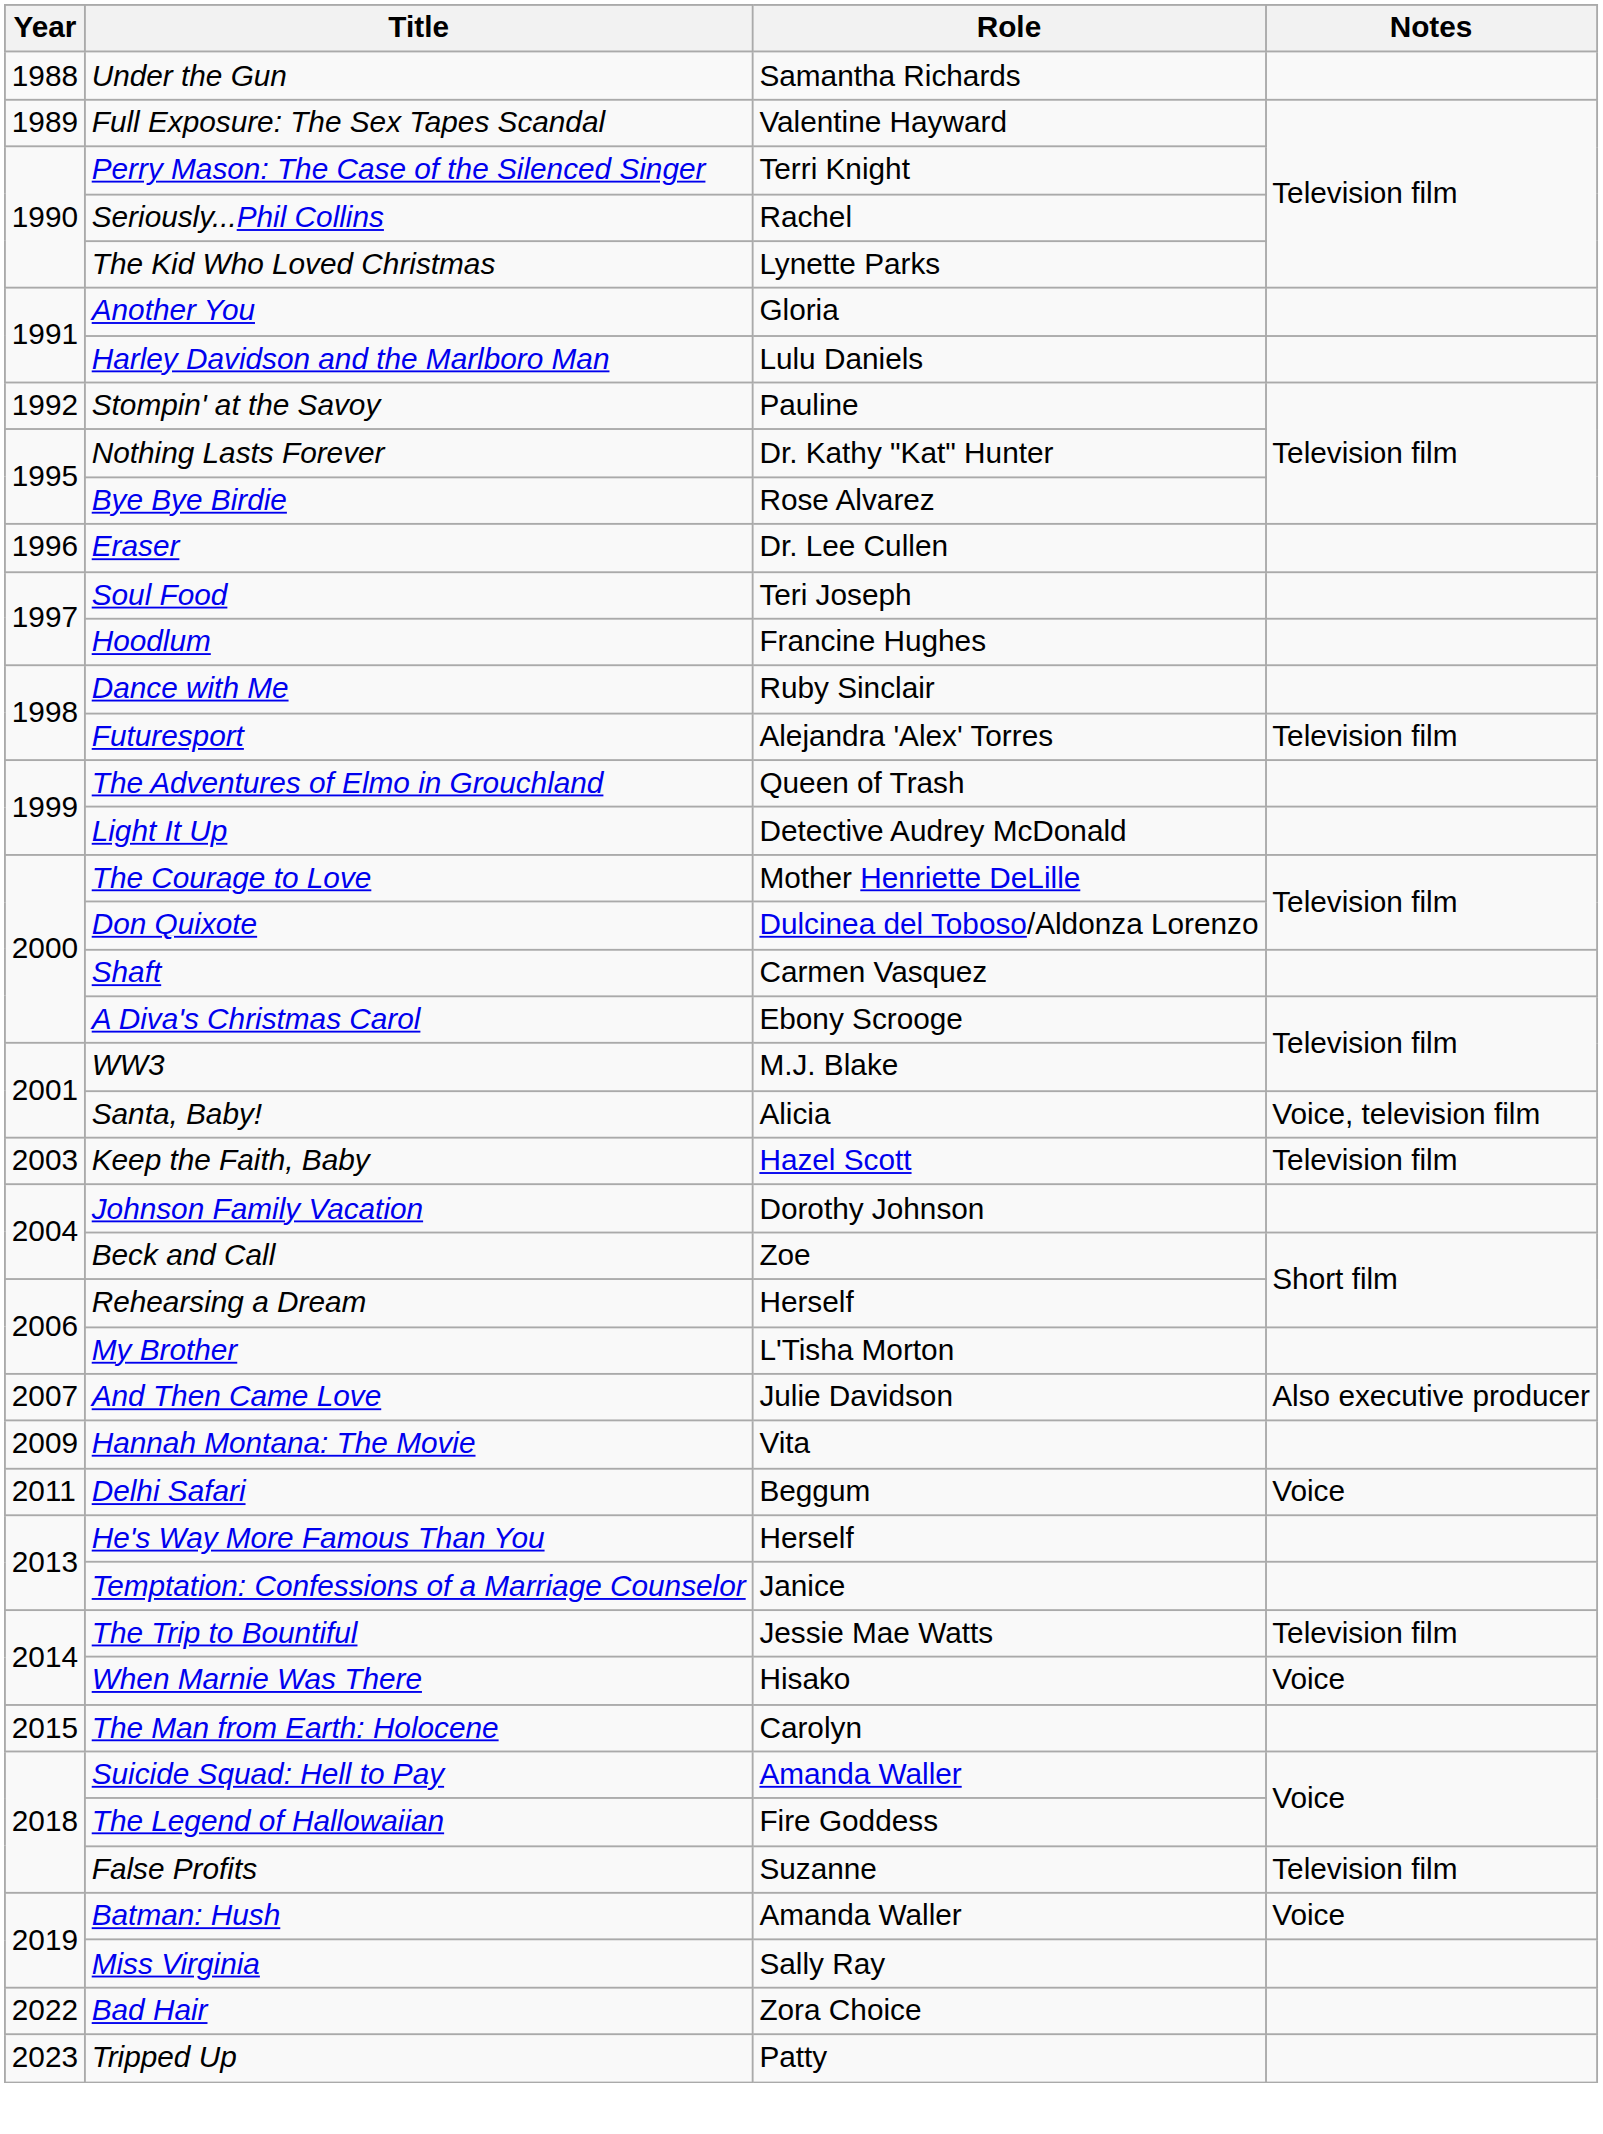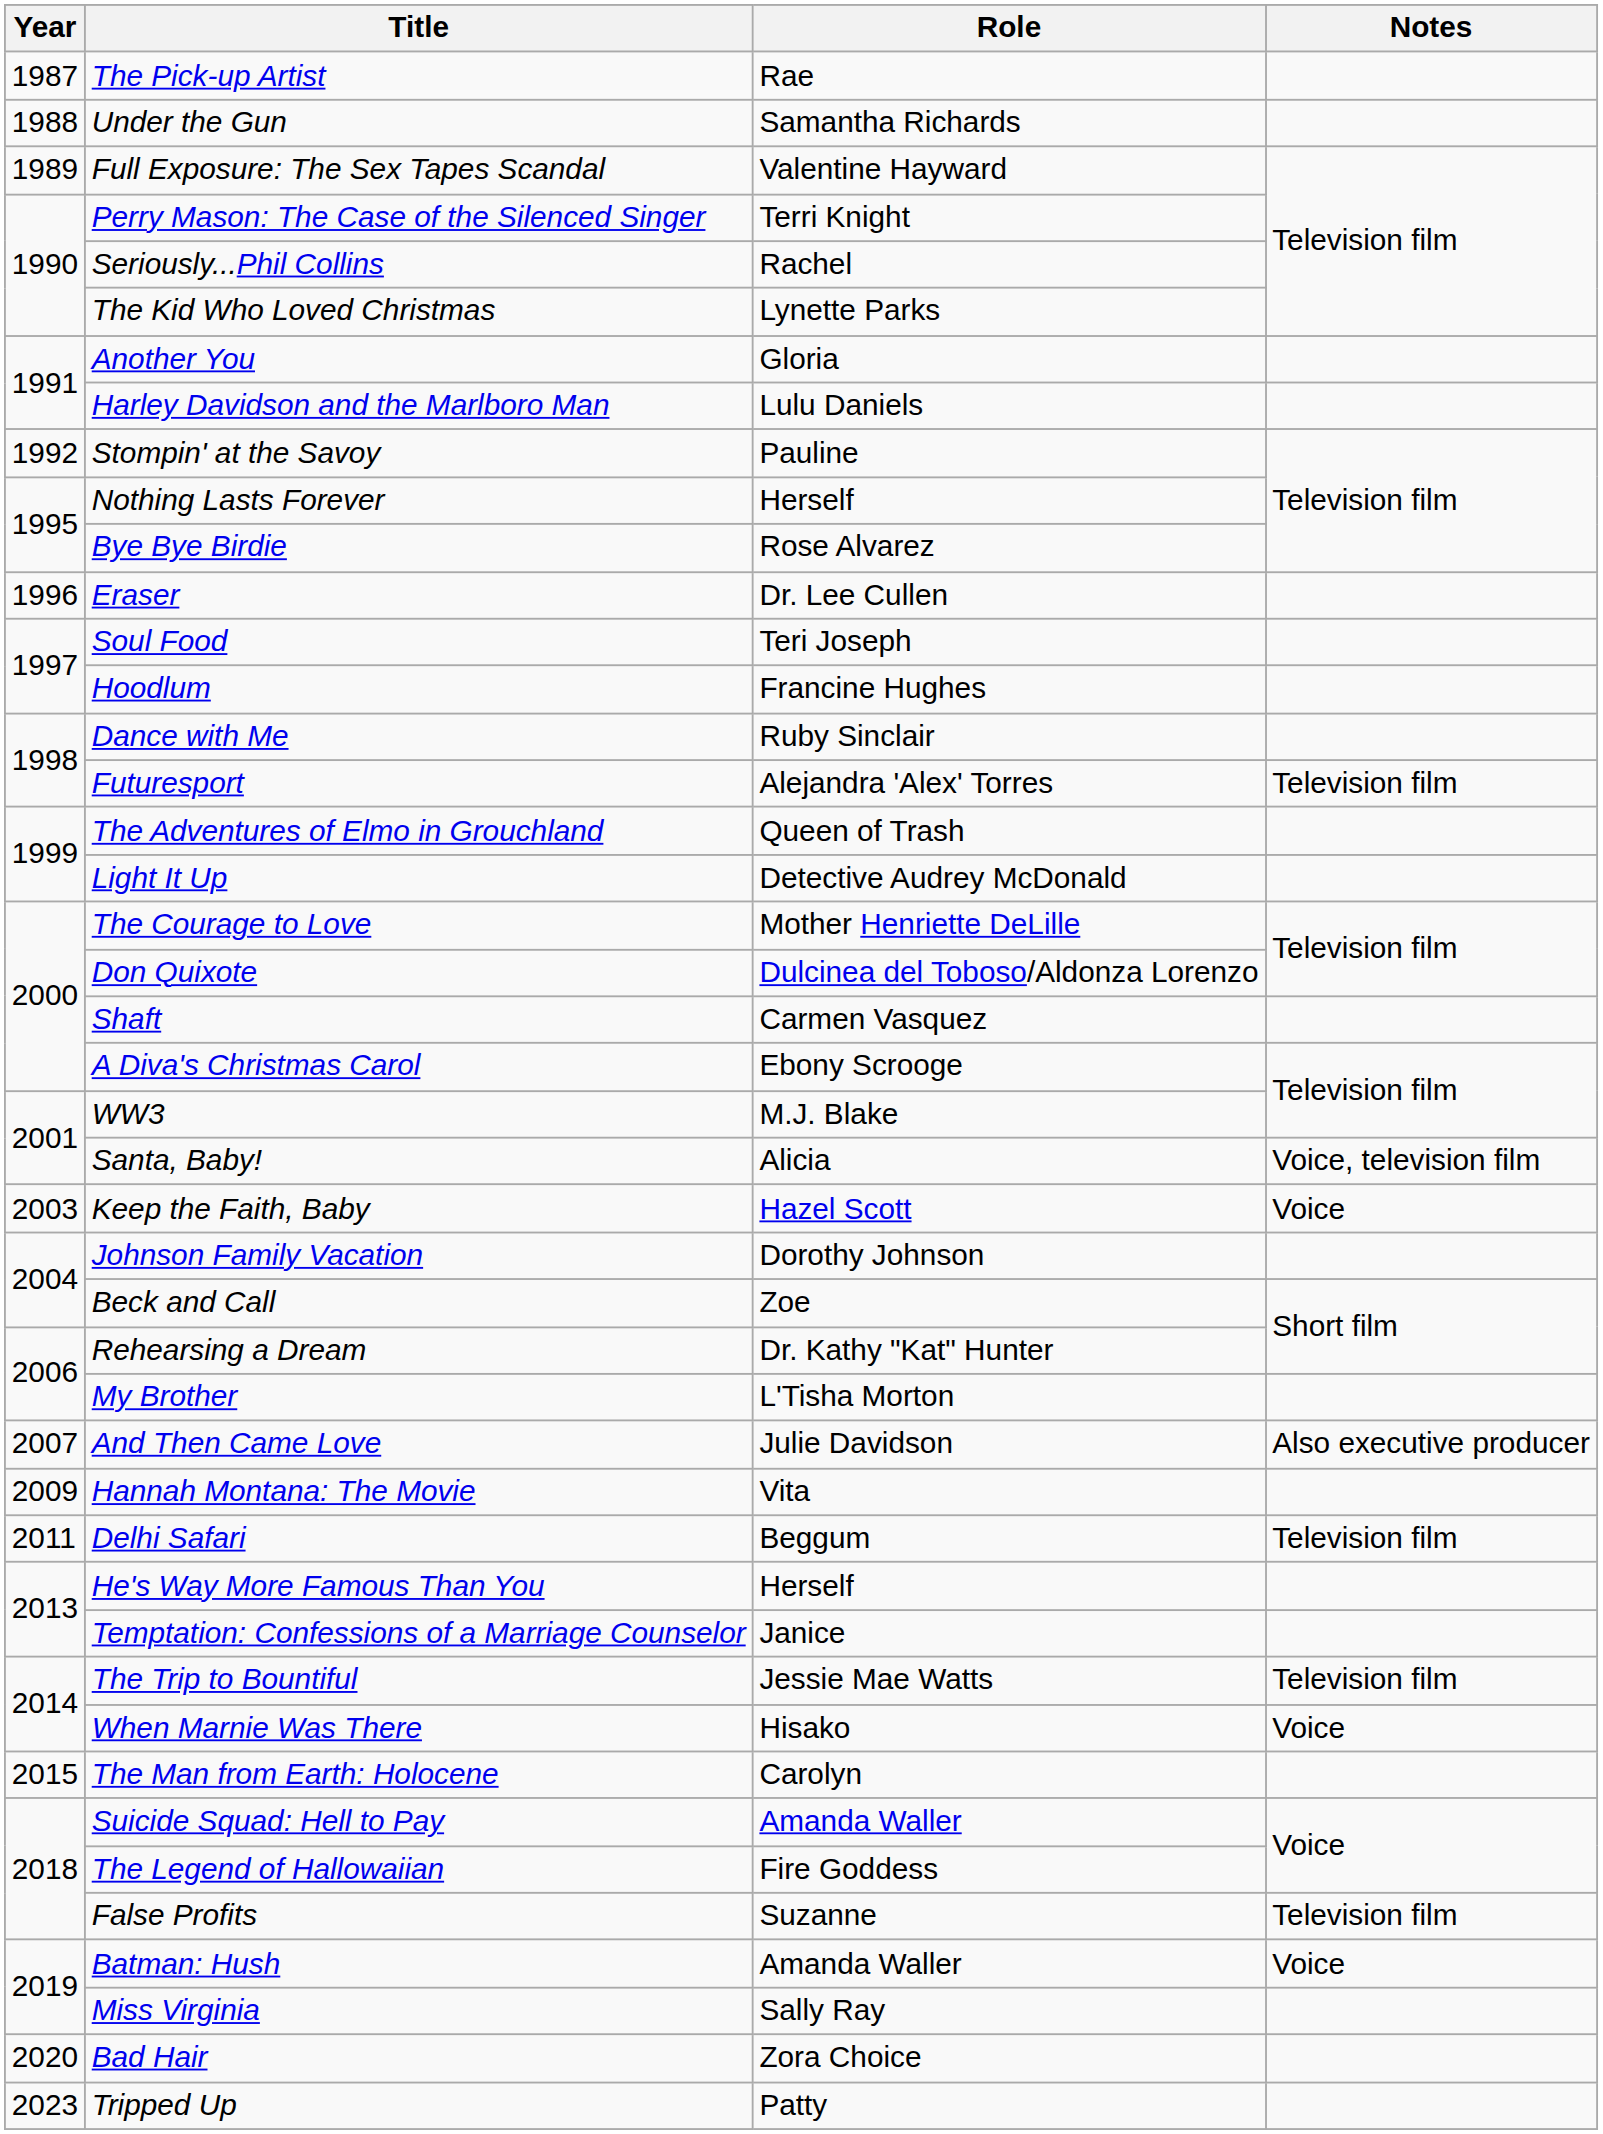+ row: (209, 75)
(906, 452) Dr. Kathy "Kat" Hunter -> (807, 500) Herself
(1365, 1160) Television film -> (1309, 1208) Voice
(807, 1302) Herself -> (906, 1349) Dr. Kathy "Kat" Hunter
(1309, 1491) Voice -> (1365, 1538) Television film
(45, 2010) 2022 -> (45, 2057) 2020
